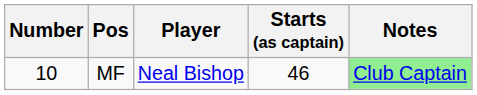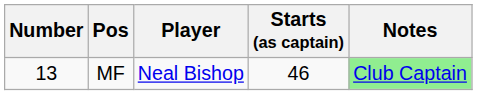(46, 73) 10 -> (46, 73) 13
